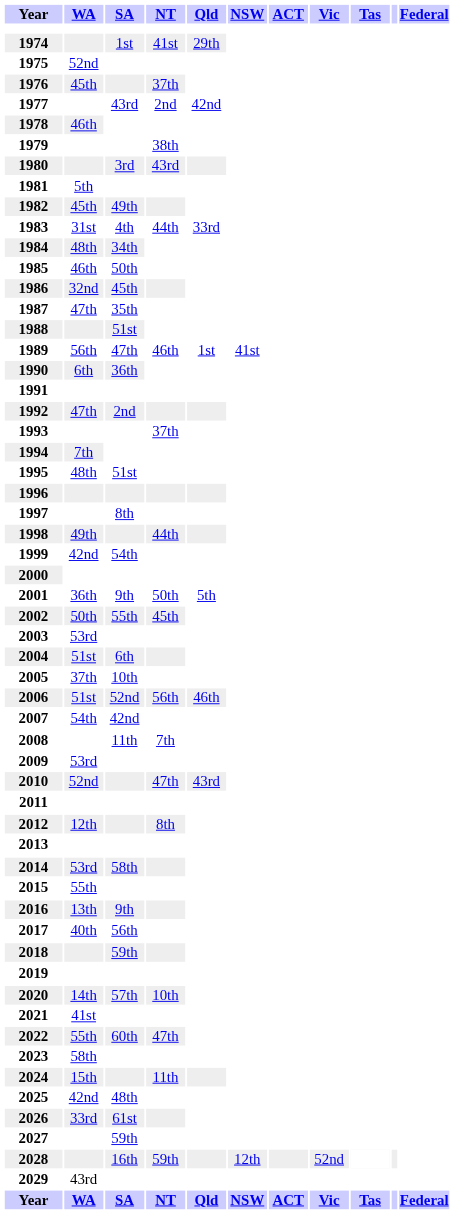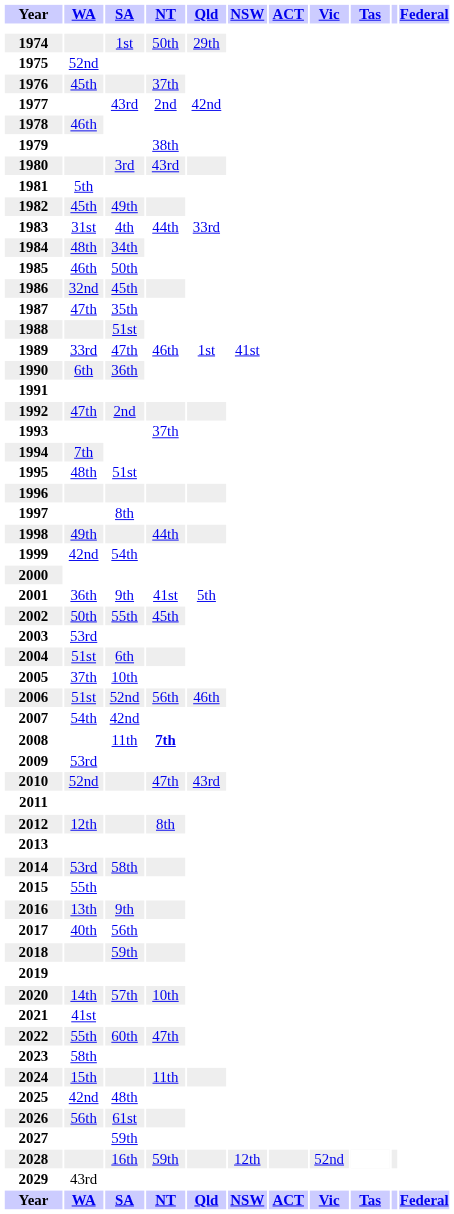(165, 43) 41st -> (165, 43) 50th
(84, 349) 56th -> (84, 349) 33rd
(165, 595) 50th -> (165, 595) 41st
(165, 740) normal -> (165, 740) bold
(84, 1118) 33rd -> (84, 1118) 56th
